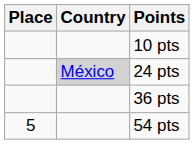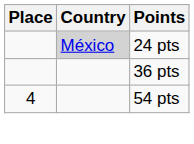- row: (157, 44)
(31, 125) 5 -> (31, 98) 4
